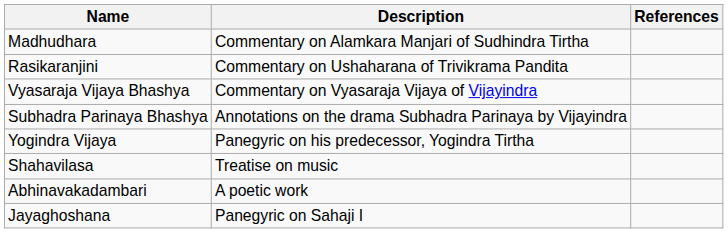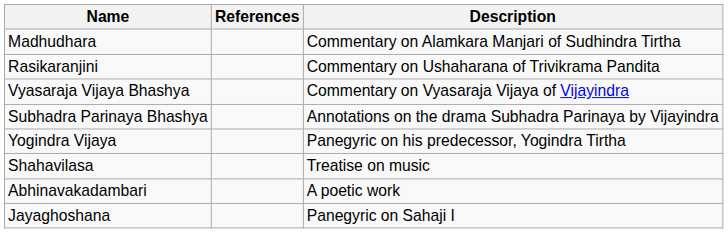columns swapped: (421, 16) <-> (676, 16)
